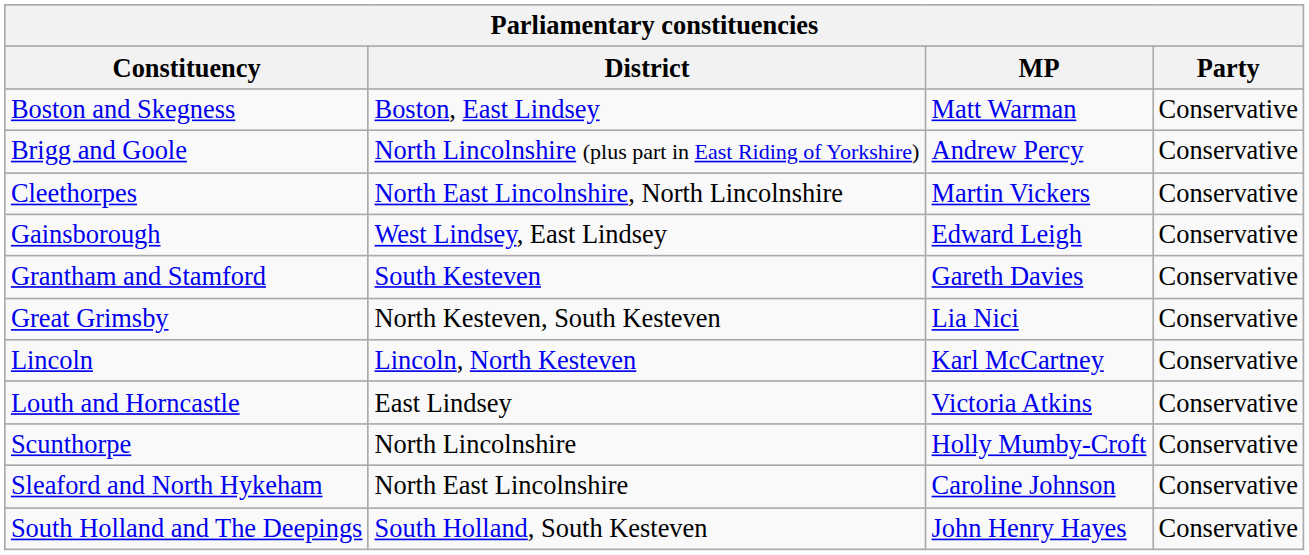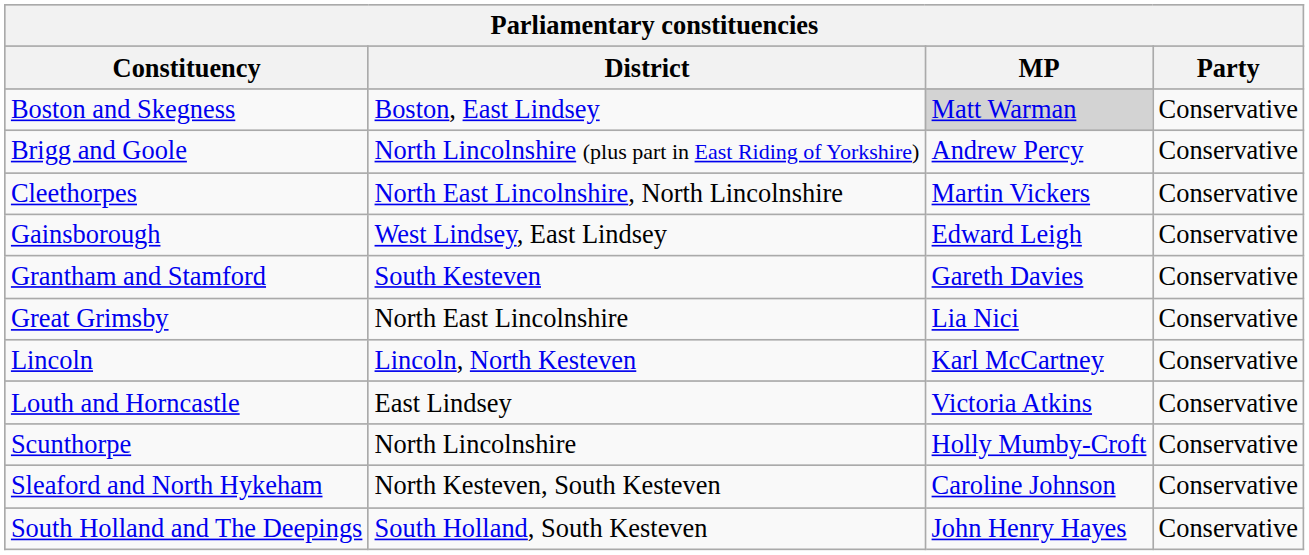(1004, 109) no background -> (1004, 109) lightgrey background
(548, 318) North Kesteven, South Kesteven -> (501, 318) North East Lincolnshire
(501, 485) North East Lincolnshire -> (548, 485) North Kesteven, South Kesteven
